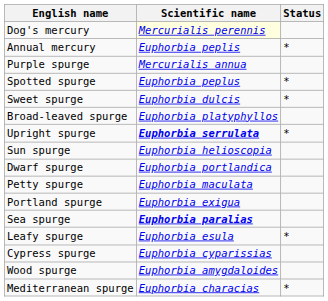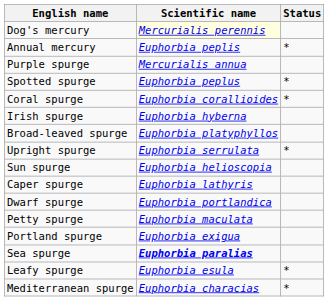+ row: (45, 99)
+ row: (45, 116)
- row: (45, 99)
(199, 133) bold -> (199, 150) normal
+ row: (45, 185)
- row: (51, 253)
- row: (42, 270)
